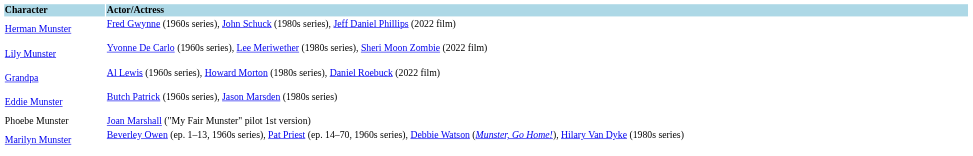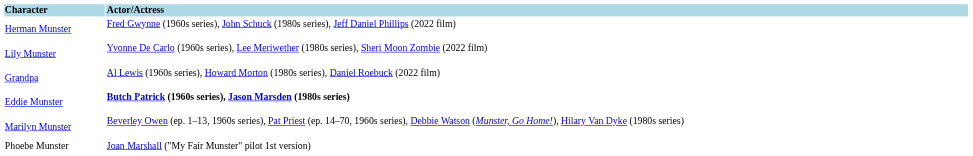(222, 97) normal -> (228, 97) bold
rows swapped: (38, 140) <-> (37, 121)
